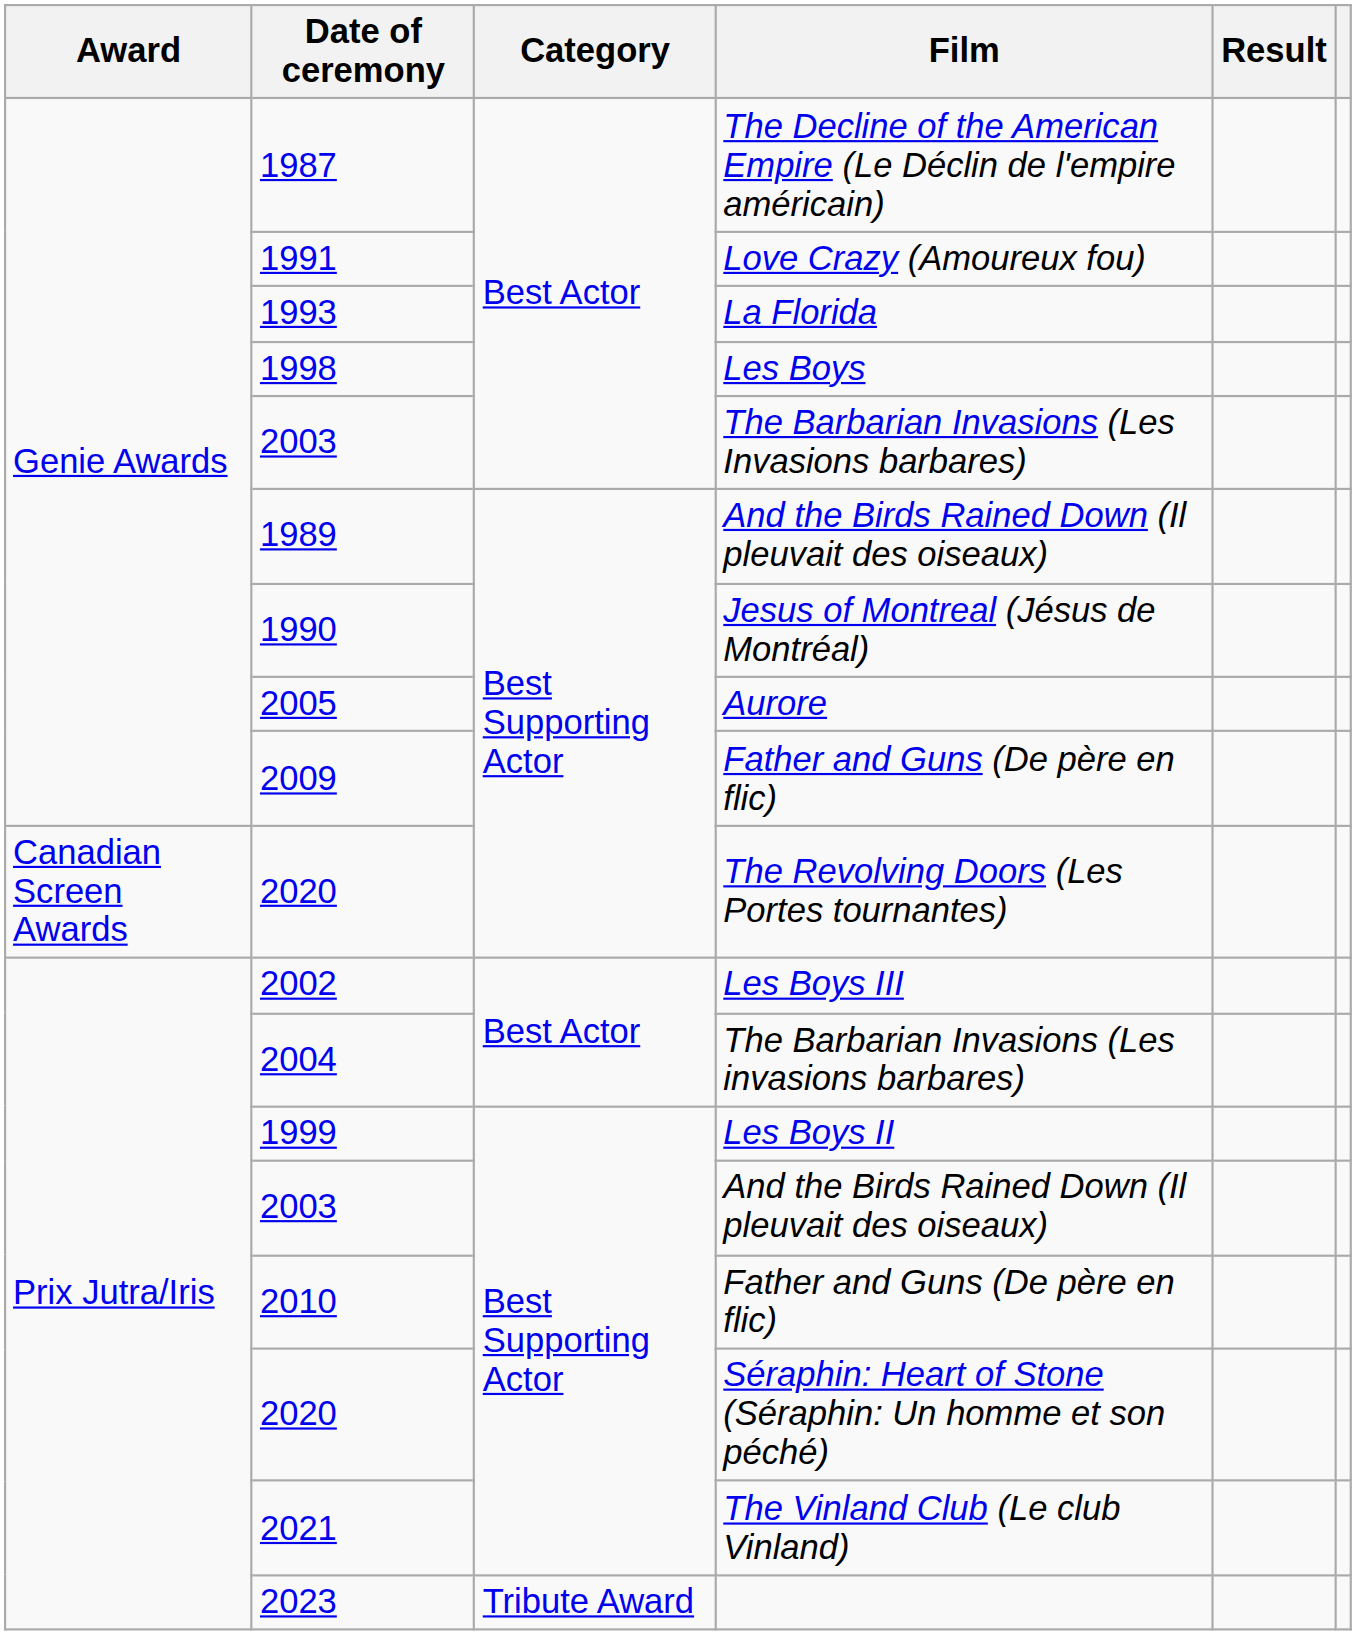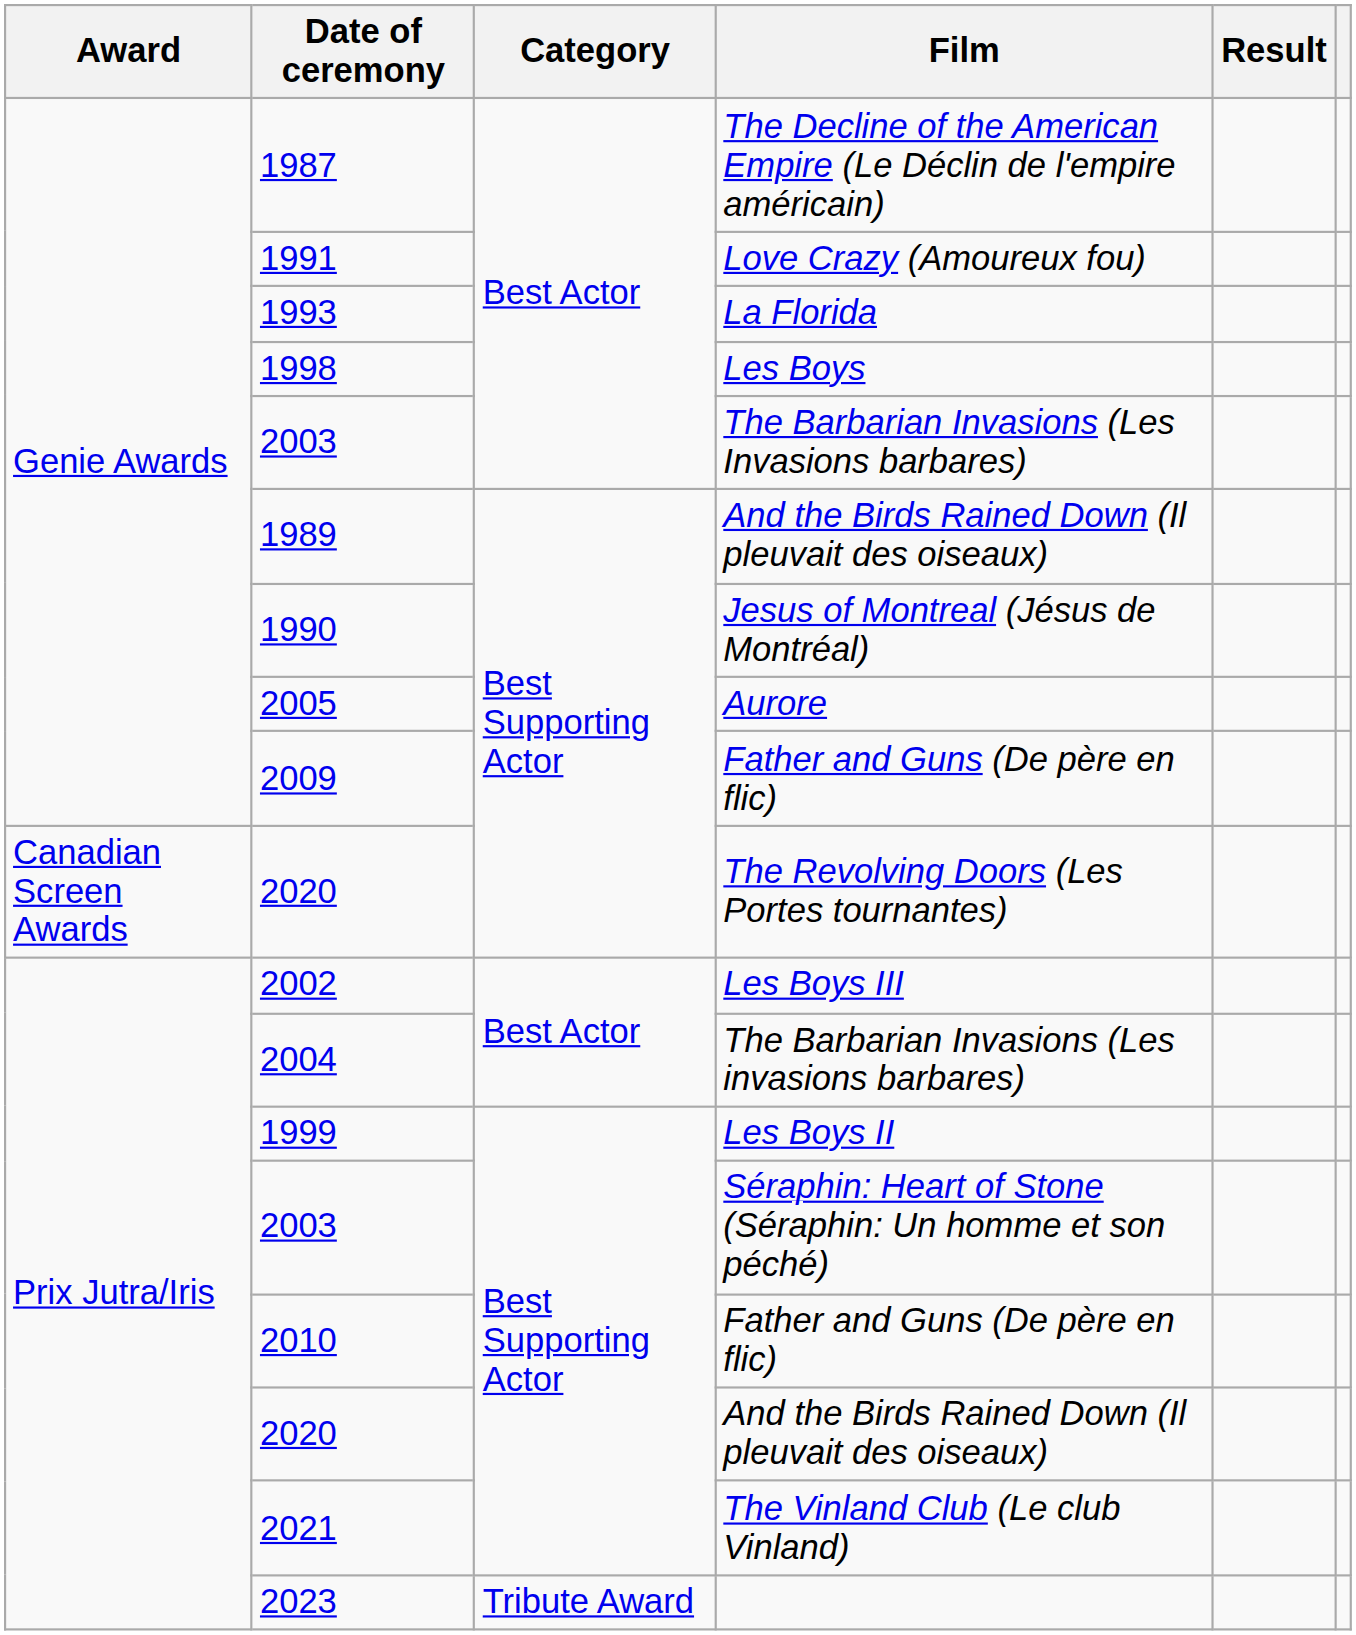(955, 1207) And the Birds Rained Down (Il pleuvait des oiseaux) -> (944, 1226) Séraphin: Heart of Stone (Séraphin: Un homme et son péché)
(944, 1414) Séraphin: Heart of Stone (Séraphin: Un homme et son péché) -> (955, 1433) And the Birds Rained Down (Il pleuvait des oiseaux)
